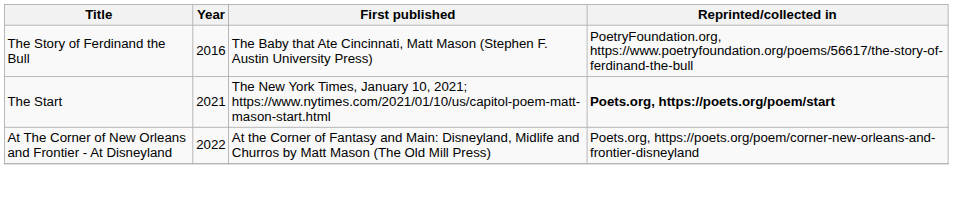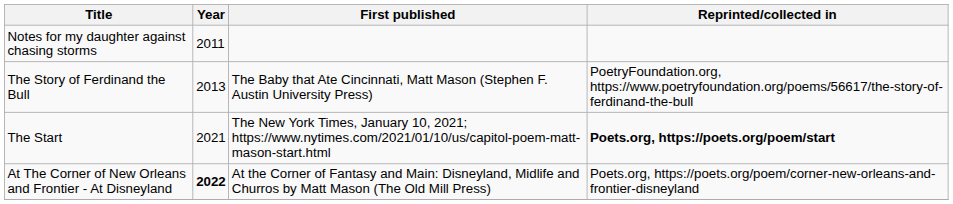+ row: (96, 43)
(211, 51) 2016 -> (211, 87) 2013
(211, 145) normal -> (211, 181) bold
